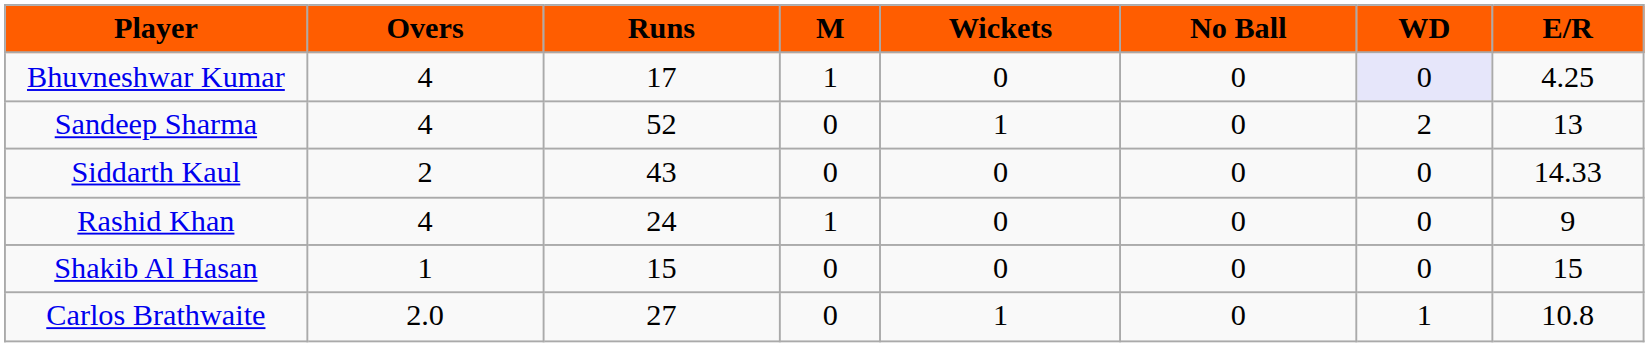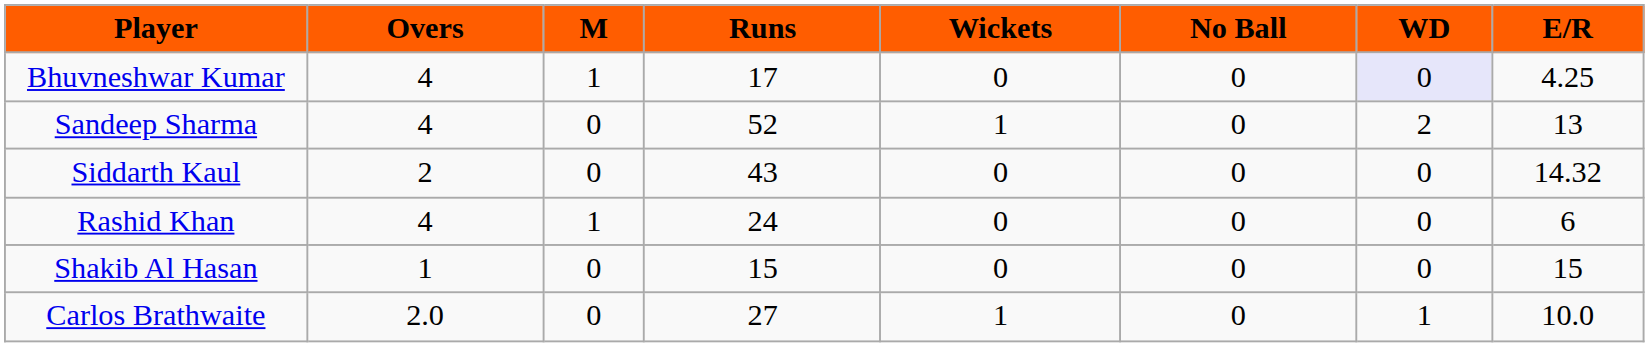columns swapped: (830, 28) <-> (661, 28)
(1568, 172) 14.33 -> (1568, 172) 14.32
(1568, 220) 9 -> (1568, 220) 6
(1568, 316) 10.8 -> (1568, 316) 10.0
